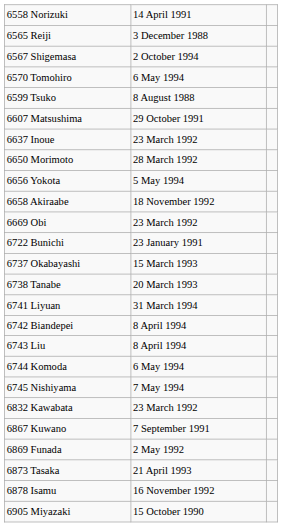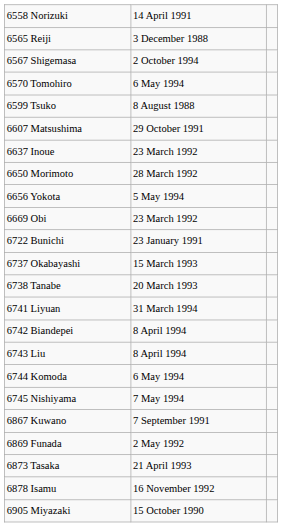- row: (38, 201)
- row: (40, 408)
